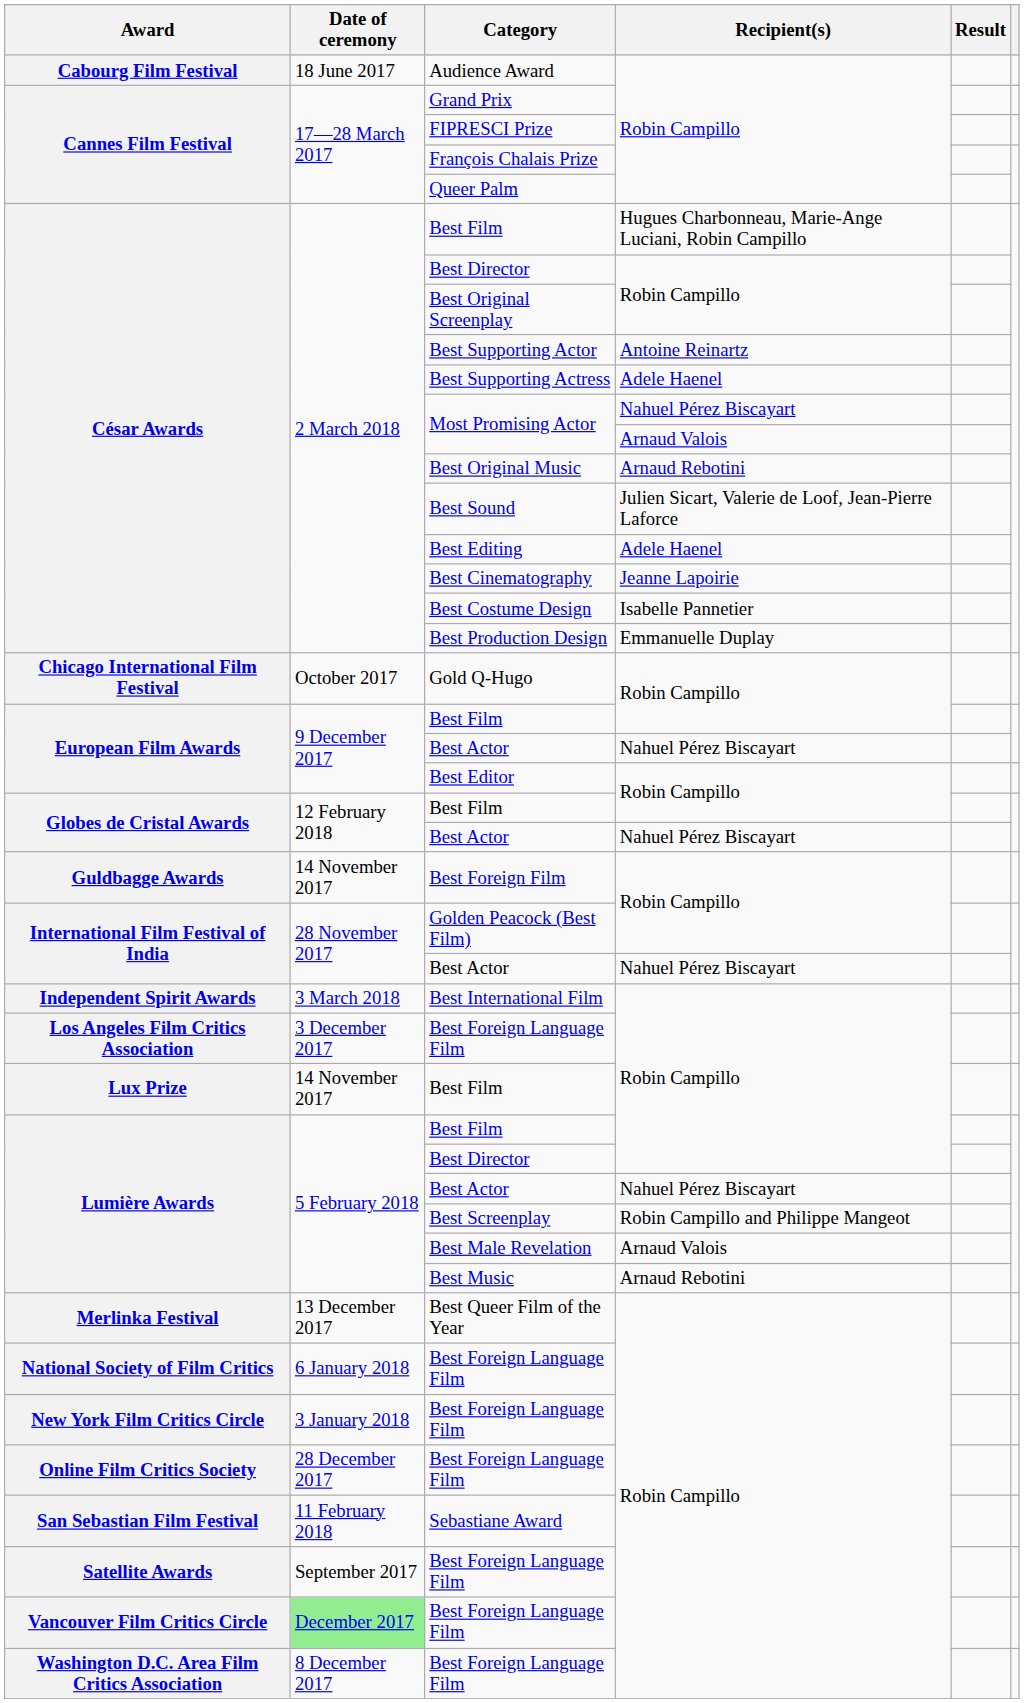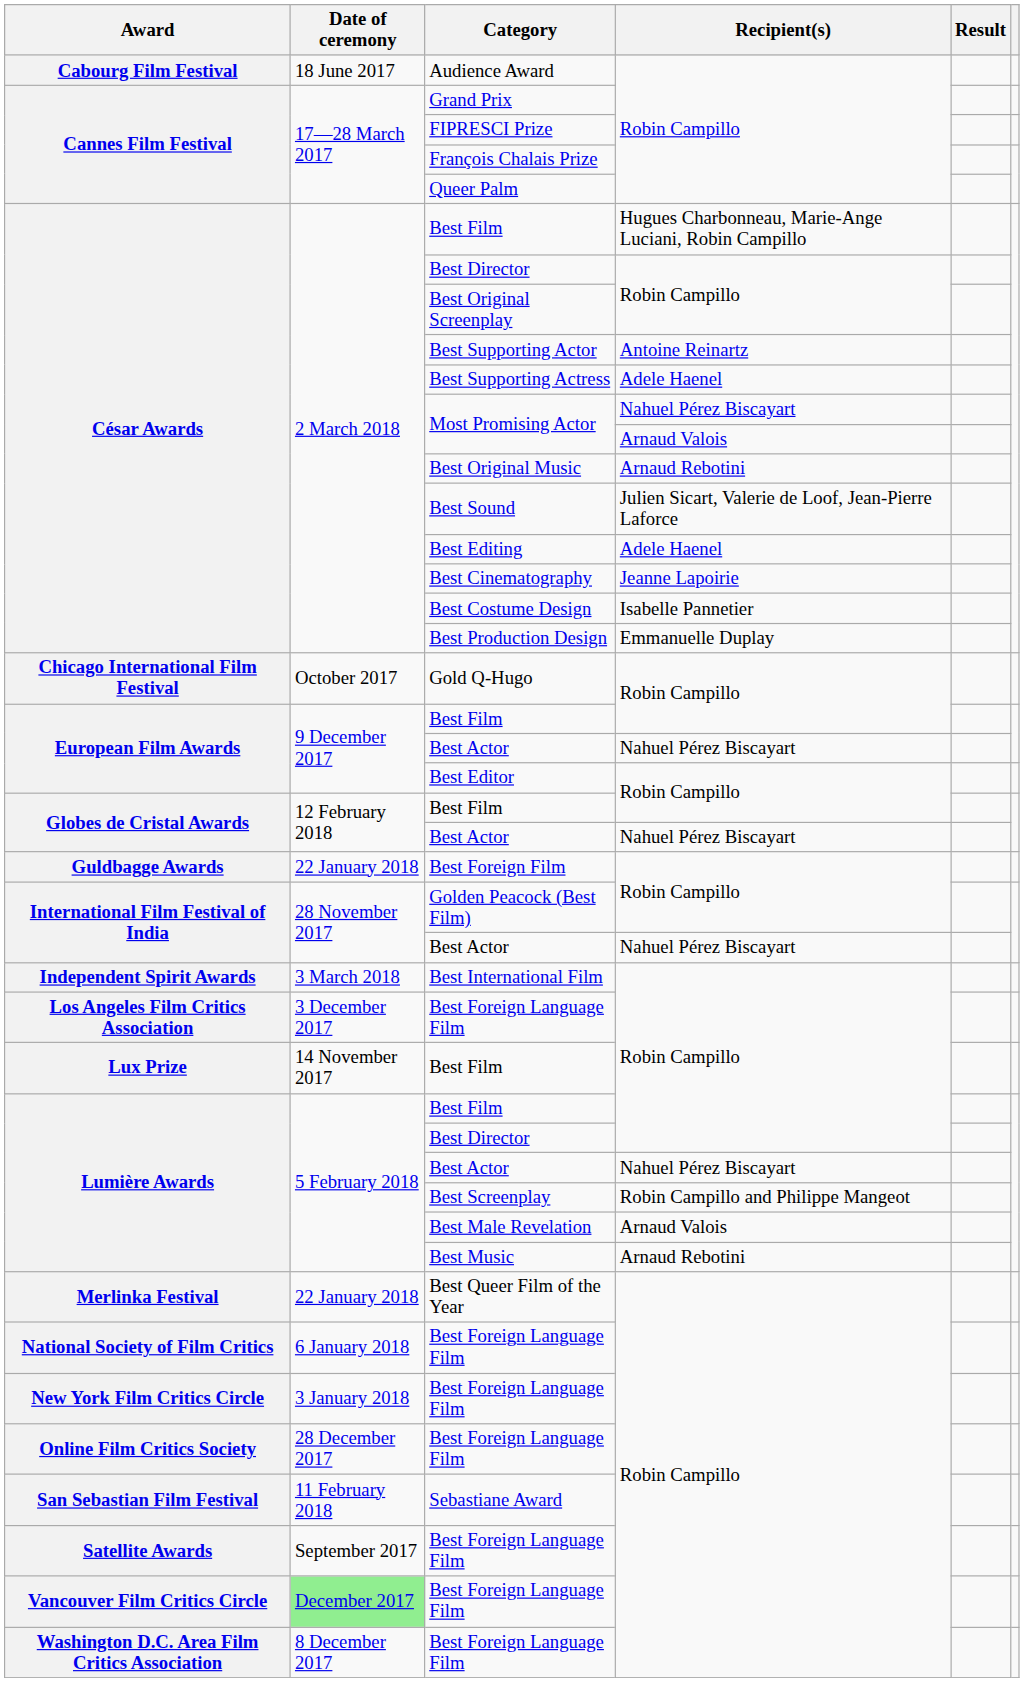(346, 877) 14 November 2017 -> (357, 866) 22 January 2018
(345, 1317) 13 December 2017 -> (357, 1296) 22 January 2018
